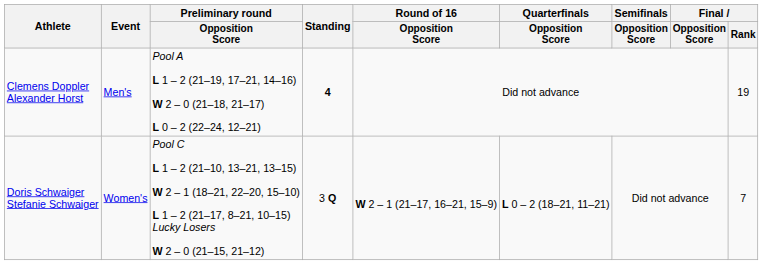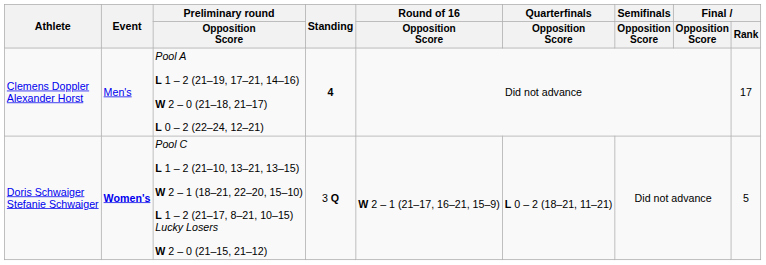(743, 93) 19 -> (746, 93) 17
(126, 198) normal -> (127, 198) bold
(743, 198) 7 -> (746, 198) 5
